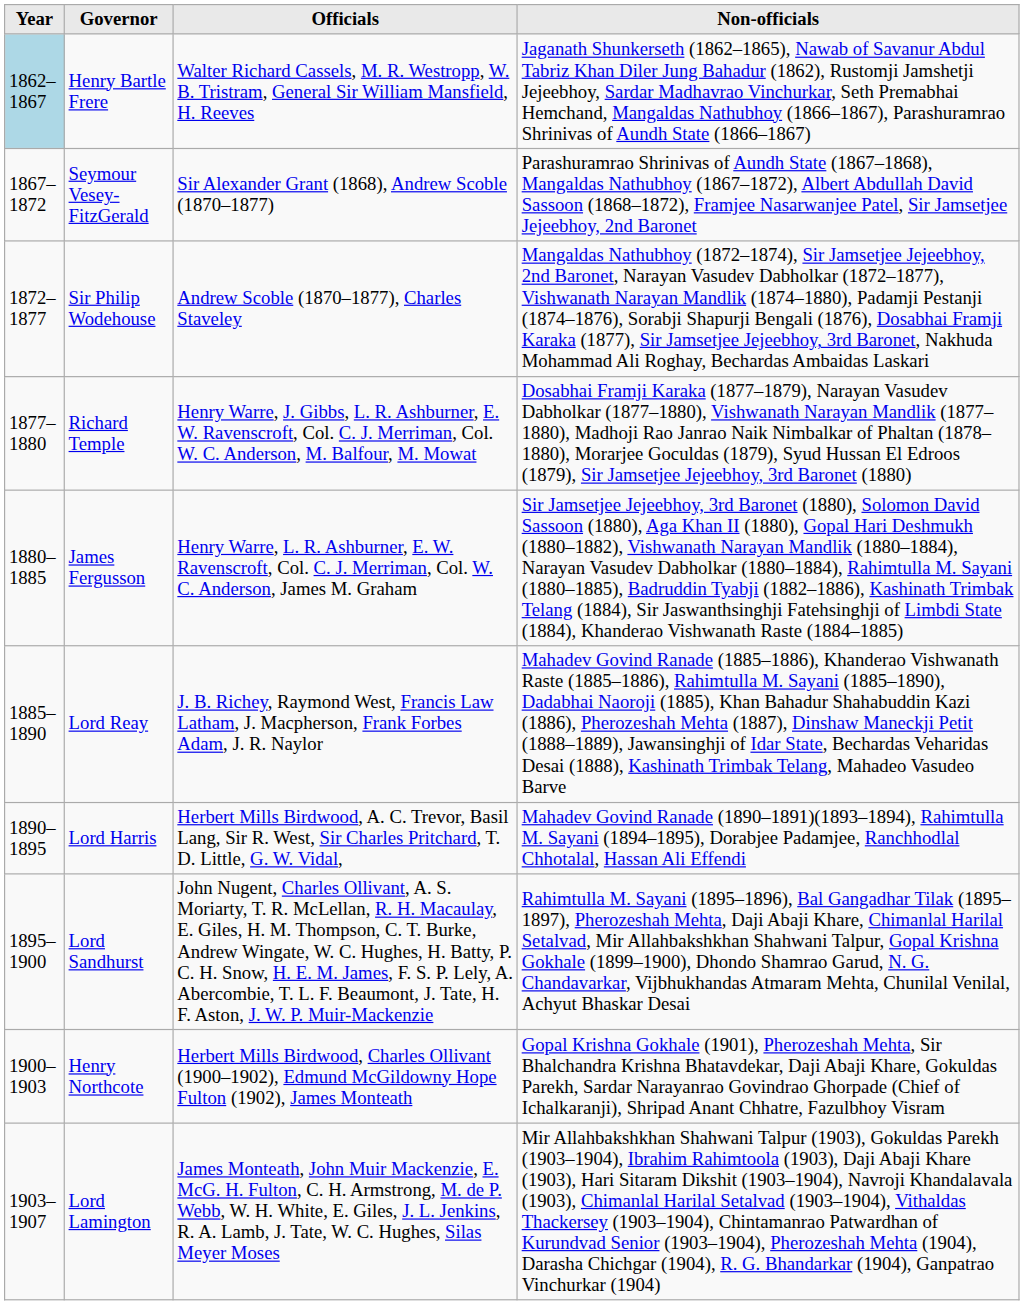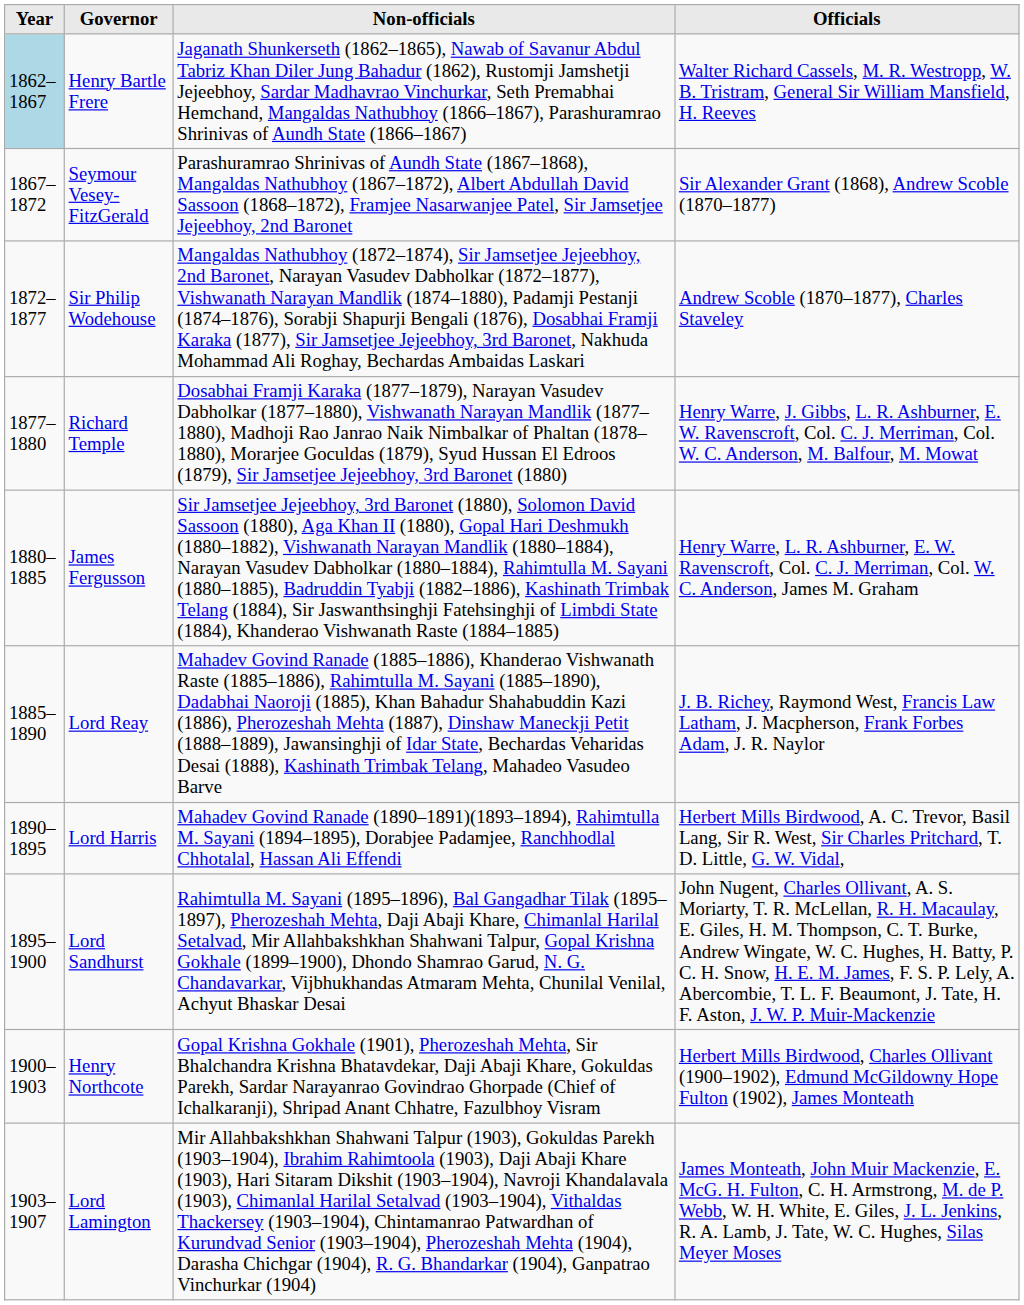columns swapped: (345, 19) <-> (768, 19)
